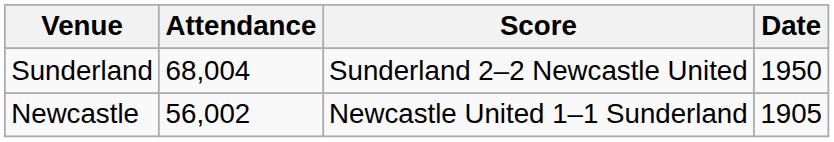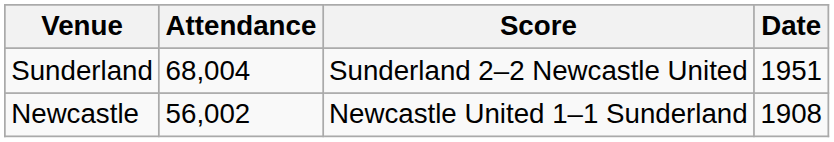(791, 70) 1950 -> (791, 70) 1951
(791, 114) 1905 -> (791, 114) 1908
